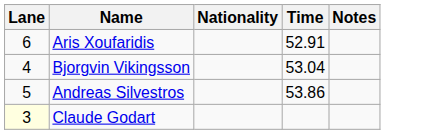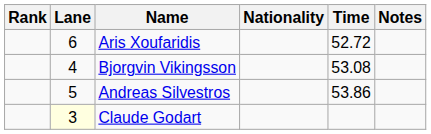+ column: (28, 17)
(305, 42) 52.91 -> (351, 42) 52.72
(305, 67) 53.04 -> (351, 67) 53.08
